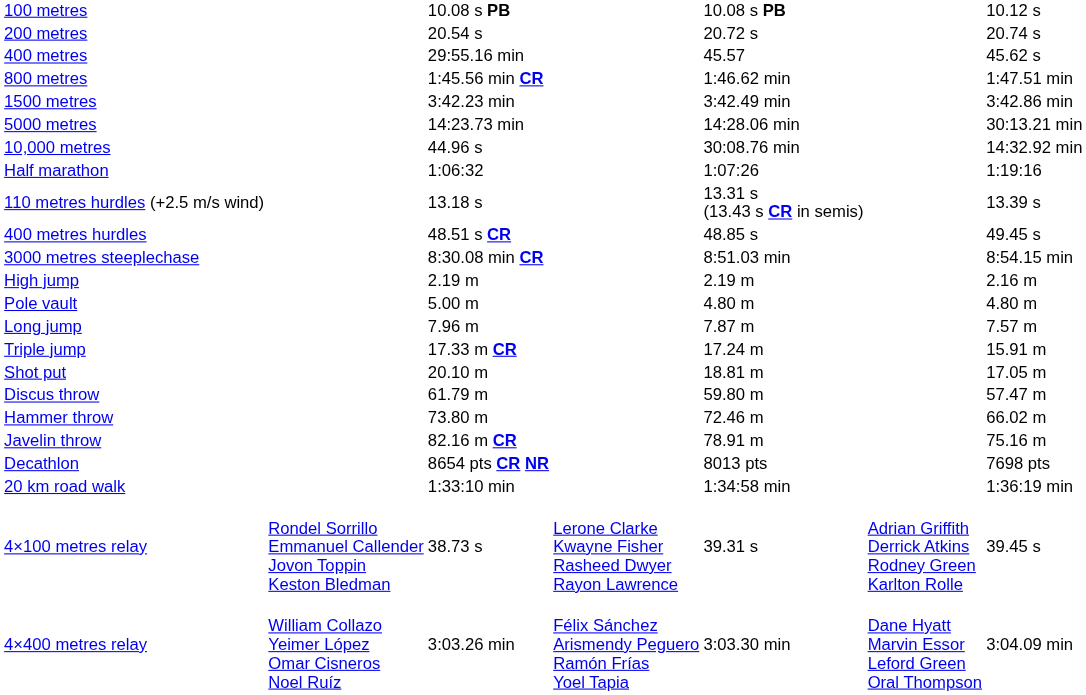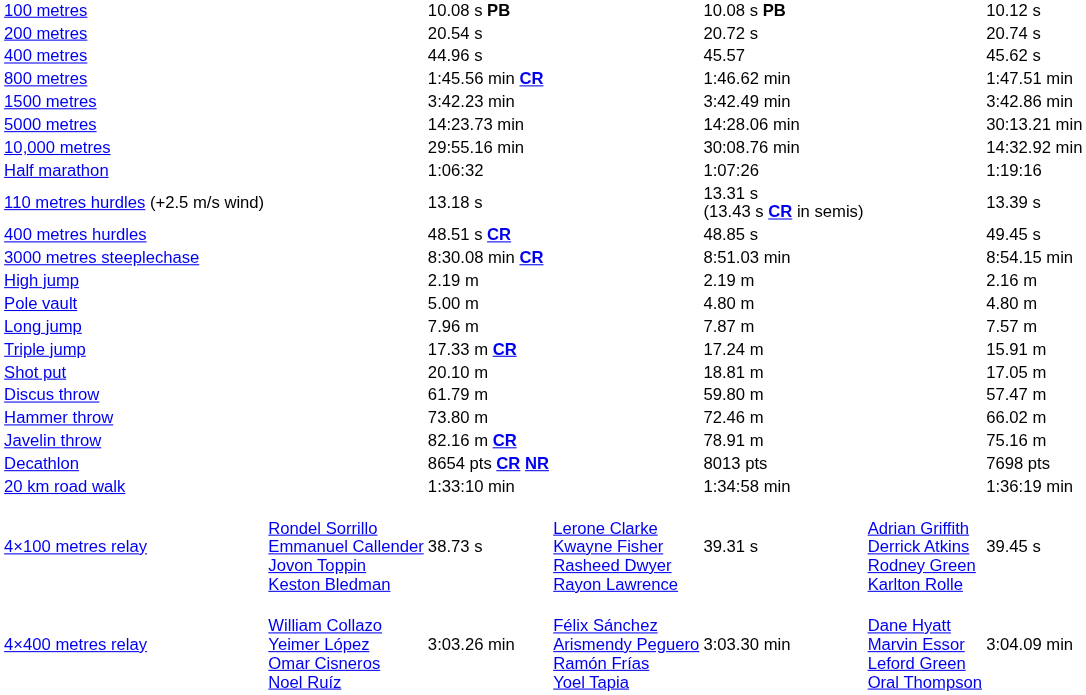(476, 56) 29:55.16 min -> (455, 56) 44.96 s
(455, 147) 44.96 s -> (476, 147) 29:55.16 min
